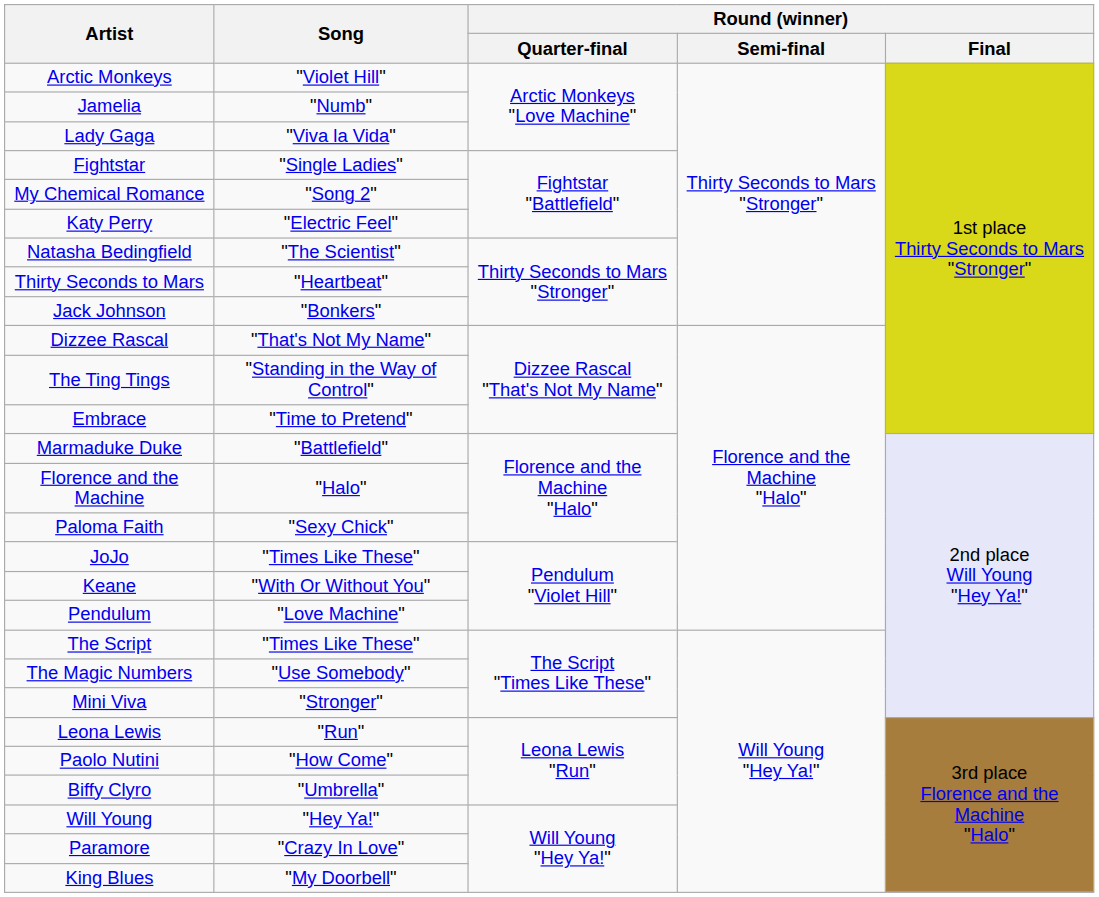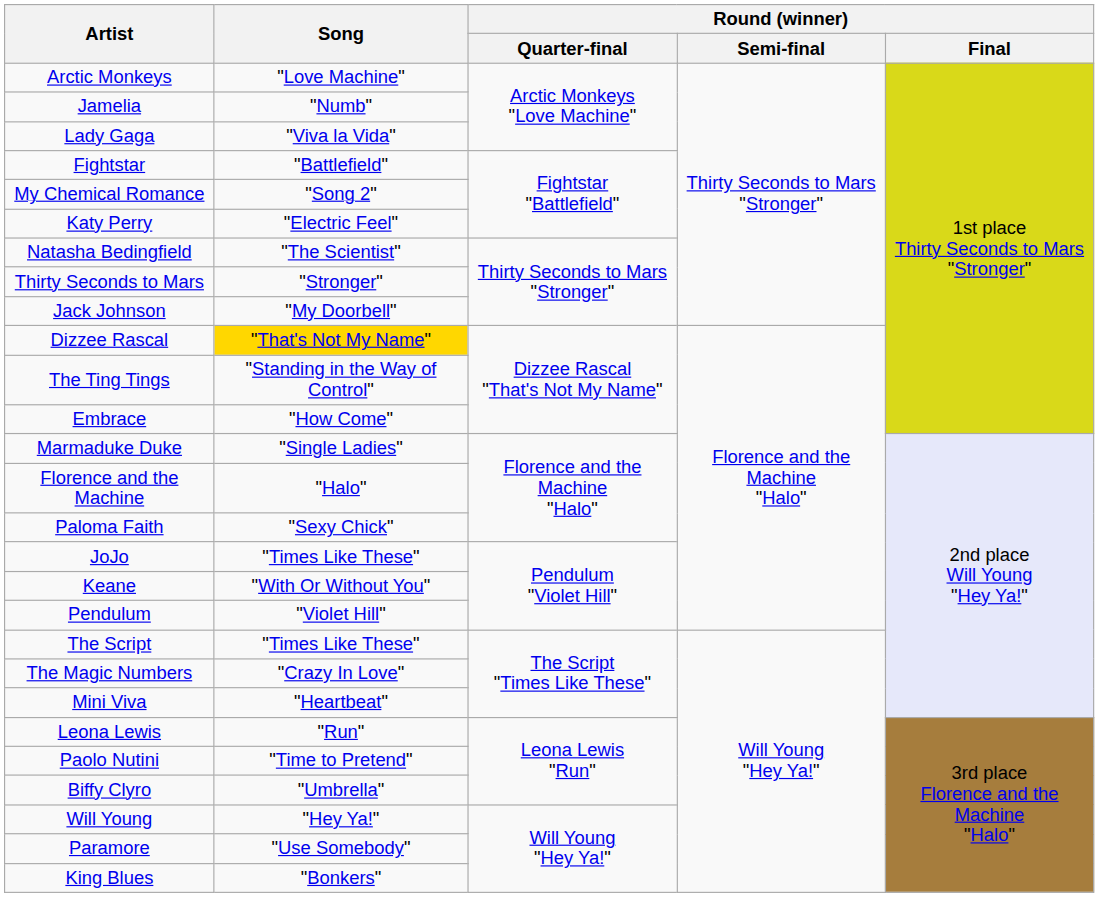(341, 77) "Violet Hill" -> (341, 77) "Love Machine"
(341, 164) "Single Ladies" -> (341, 164) "Battlefield"
(341, 281) "Heartbeat" -> (341, 281) "Stronger"
(341, 310) "Bonkers" -> (341, 310) "My Doorbell"
(341, 340) no background -> (341, 340) gold background
(341, 419) "Time to Pretend" -> (341, 419) "How Come"
(341, 448) "Battlefield" -> (341, 448) "Single Ladies"
(341, 614) "Love Machine" -> (341, 614) "Violet Hill"
(341, 673) "Use Somebody" -> (341, 673) "Crazy In Love"
(341, 702) "Stronger" -> (341, 702) "Heartbeat"
(341, 760) "How Come" -> (341, 760) "Time to Pretend"
(341, 848) "Crazy In Love" -> (341, 848) "Use Somebody"
(341, 877) "My Doorbell" -> (341, 877) "Bonkers"
